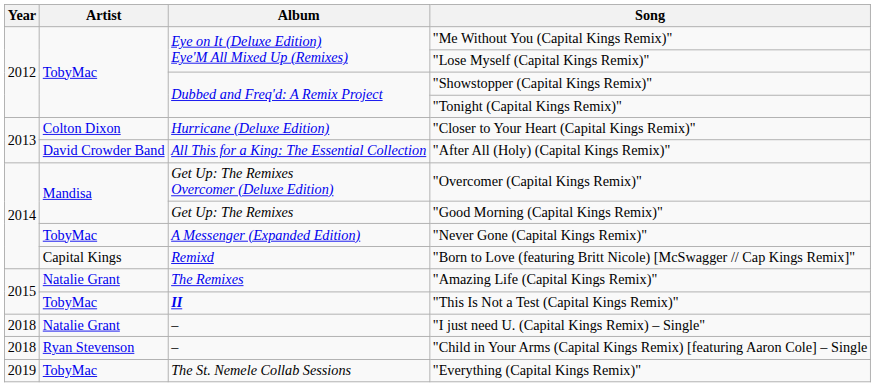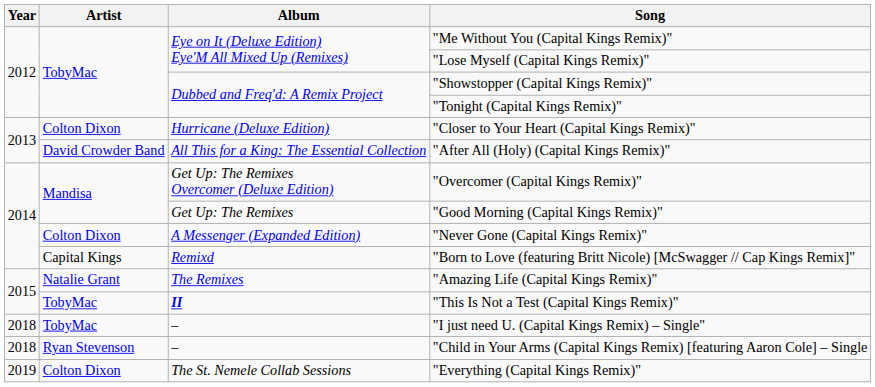(70, 235) TobyMac -> (82, 235) Colton Dixon
(81, 325) Natalie Grant -> (70, 325) TobyMac
(70, 370) TobyMac -> (82, 370) Colton Dixon
